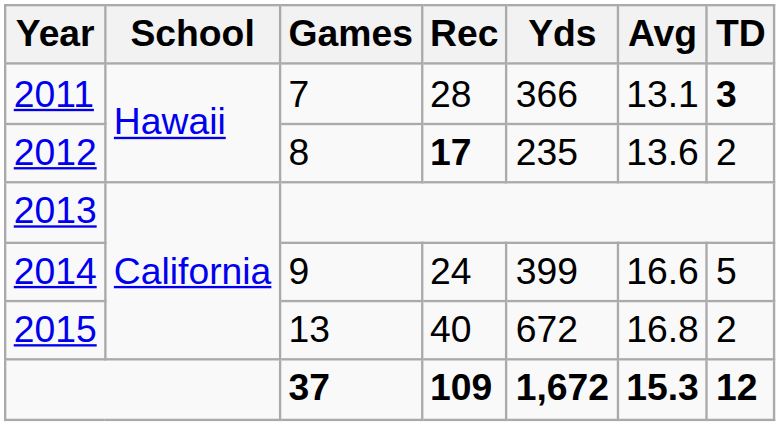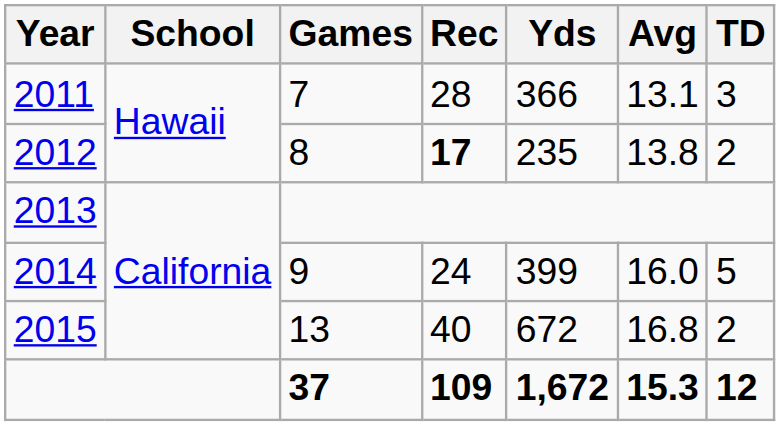(726, 93) bold -> (726, 93) normal
(662, 152) 13.6 -> (662, 152) 13.8
(662, 270) 16.6 -> (662, 270) 16.0
